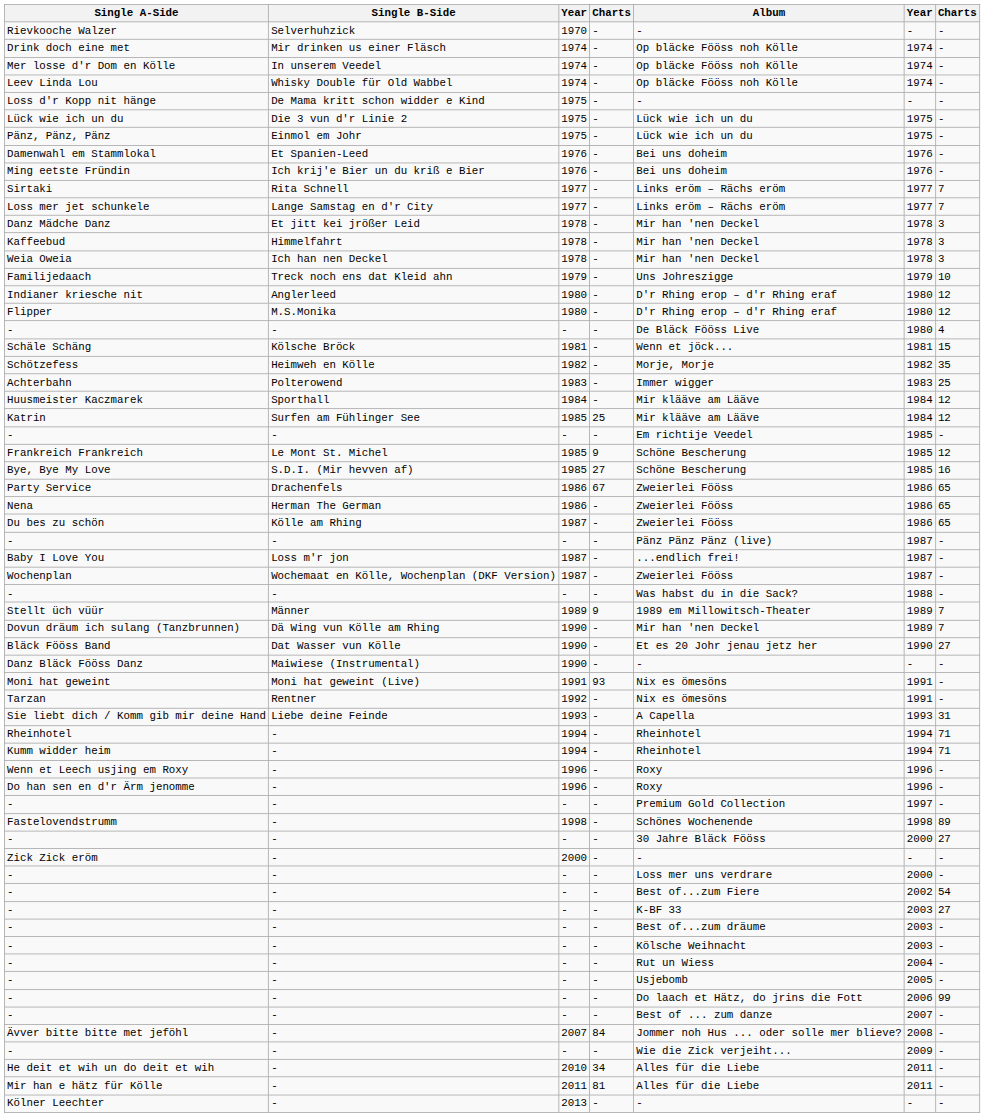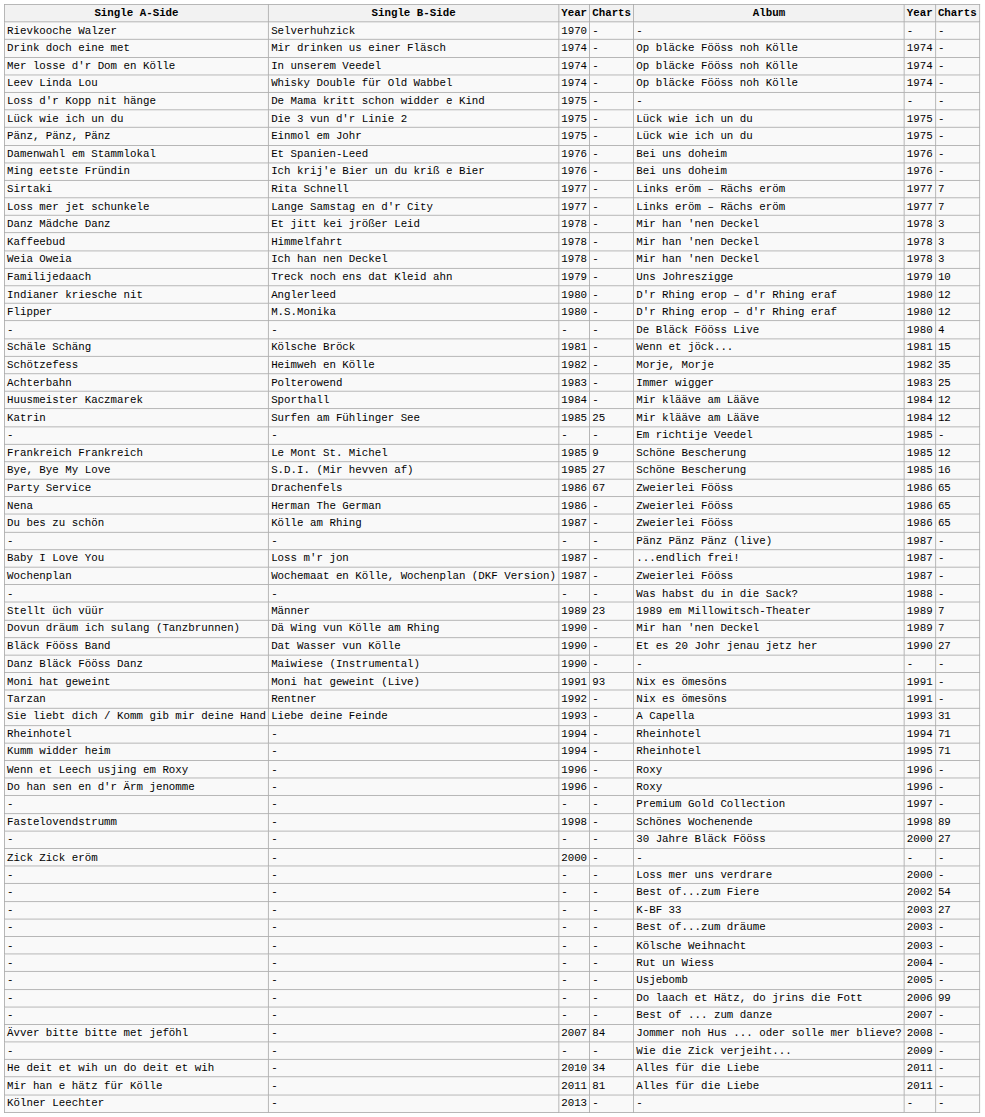(595, 611) 9 -> (599, 611) 23
(920, 752) 1994 -> (920, 752) 1995
